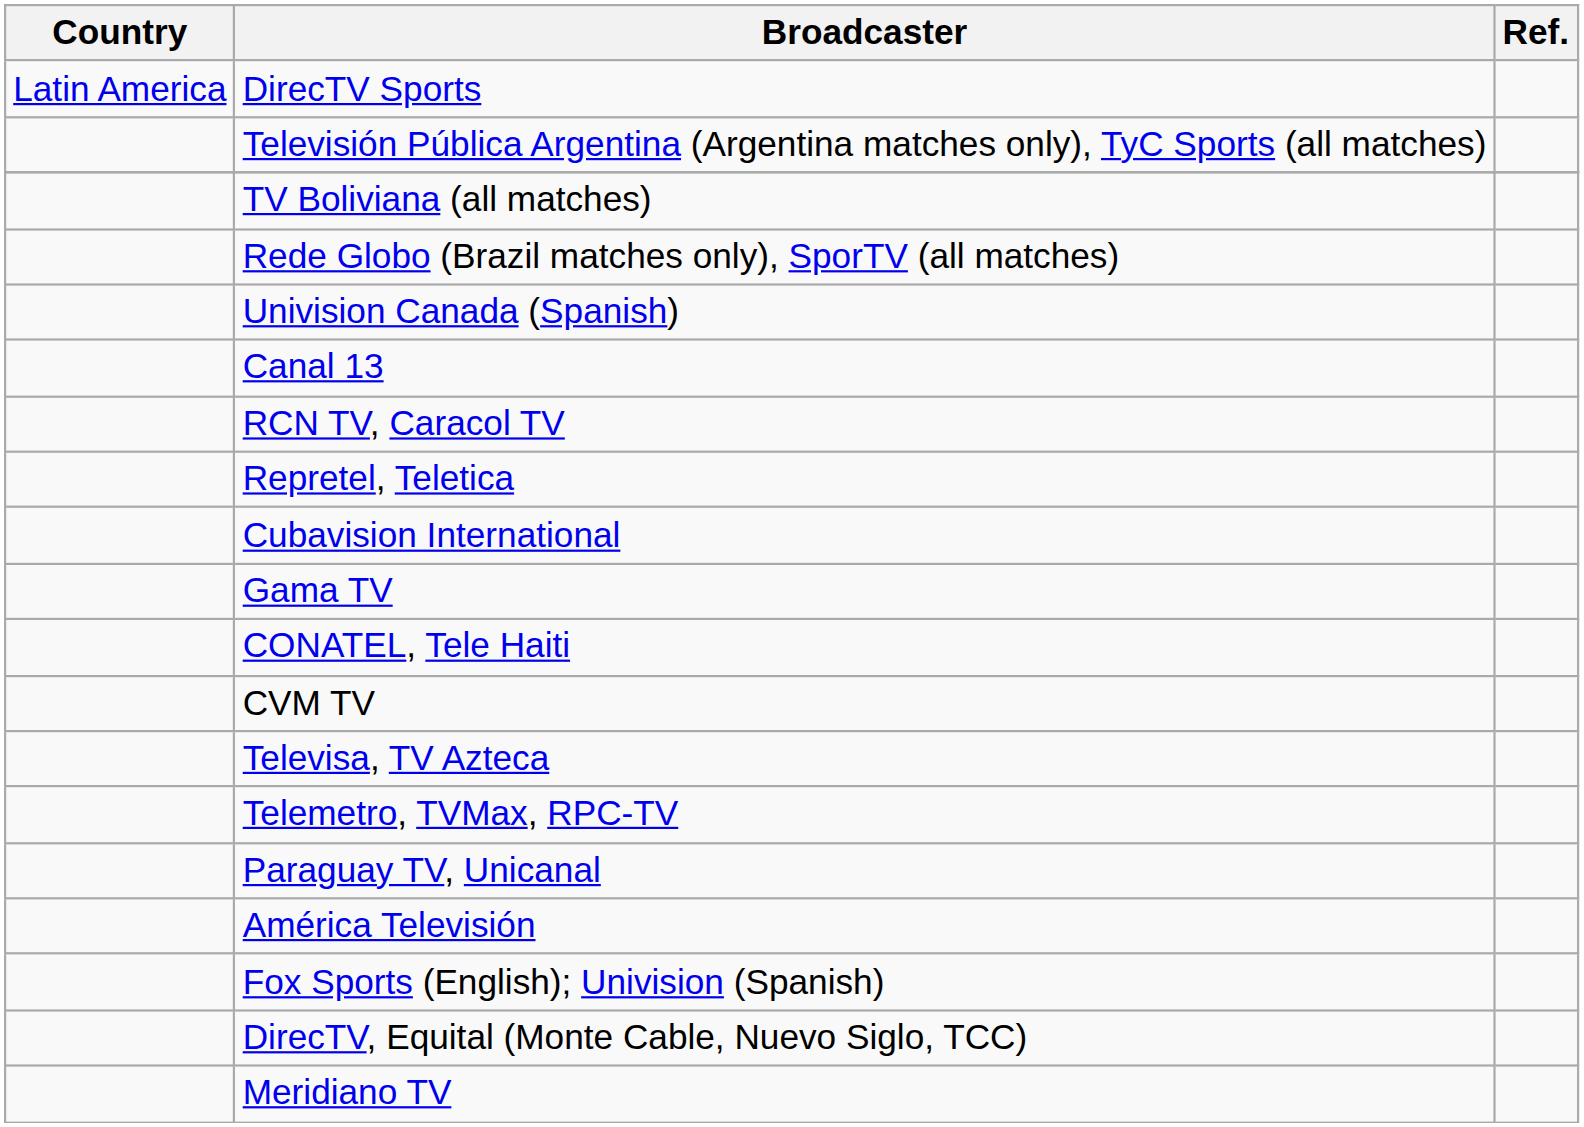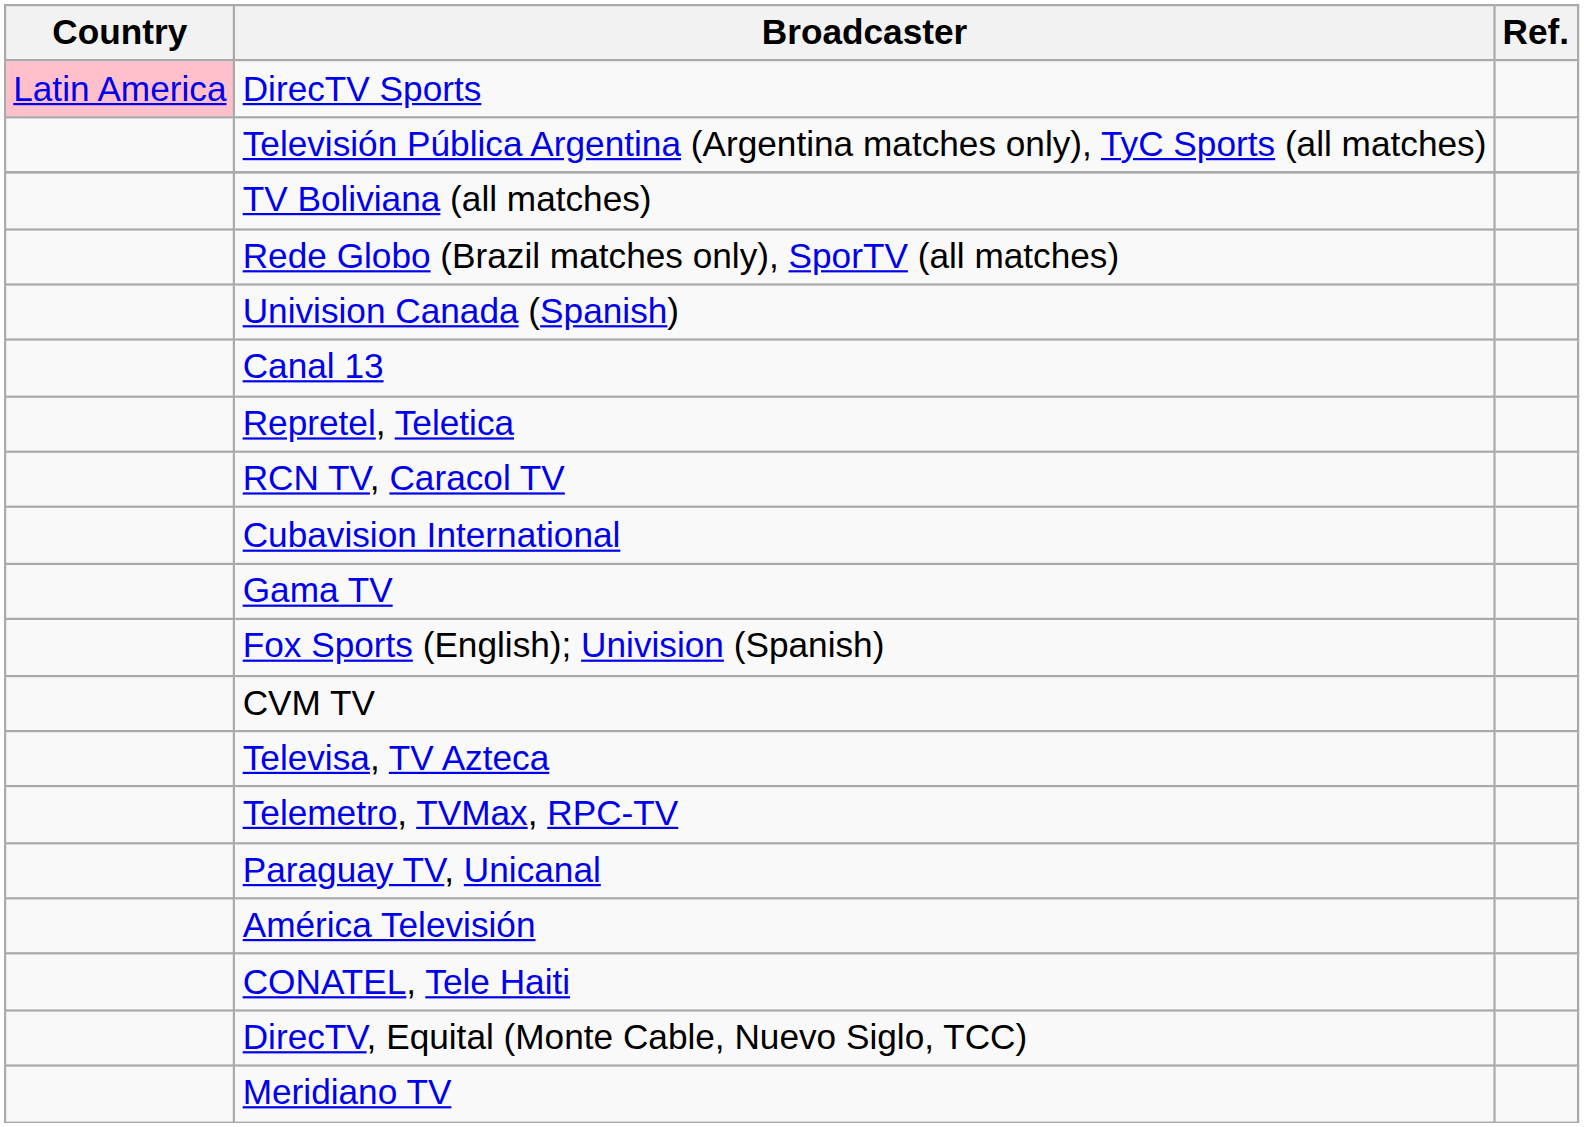(120, 88) no background -> (120, 88) pink background
rows swapped: (404, 423) <-> (378, 479)
rows swapped: (406, 646) <-> (564, 981)
